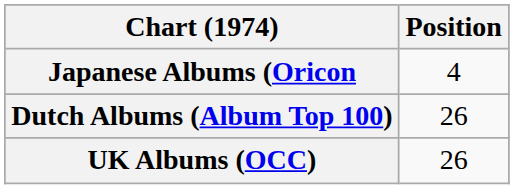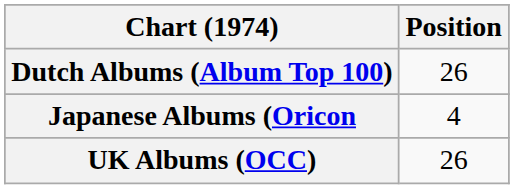rows swapped: (202, 115) <-> (202, 71)
